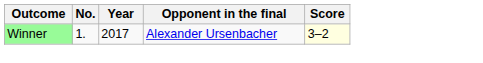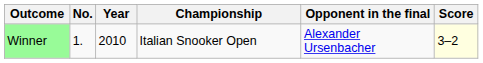+ column: (219, 14)
(115, 34) 2017 -> (112, 41) 2010
